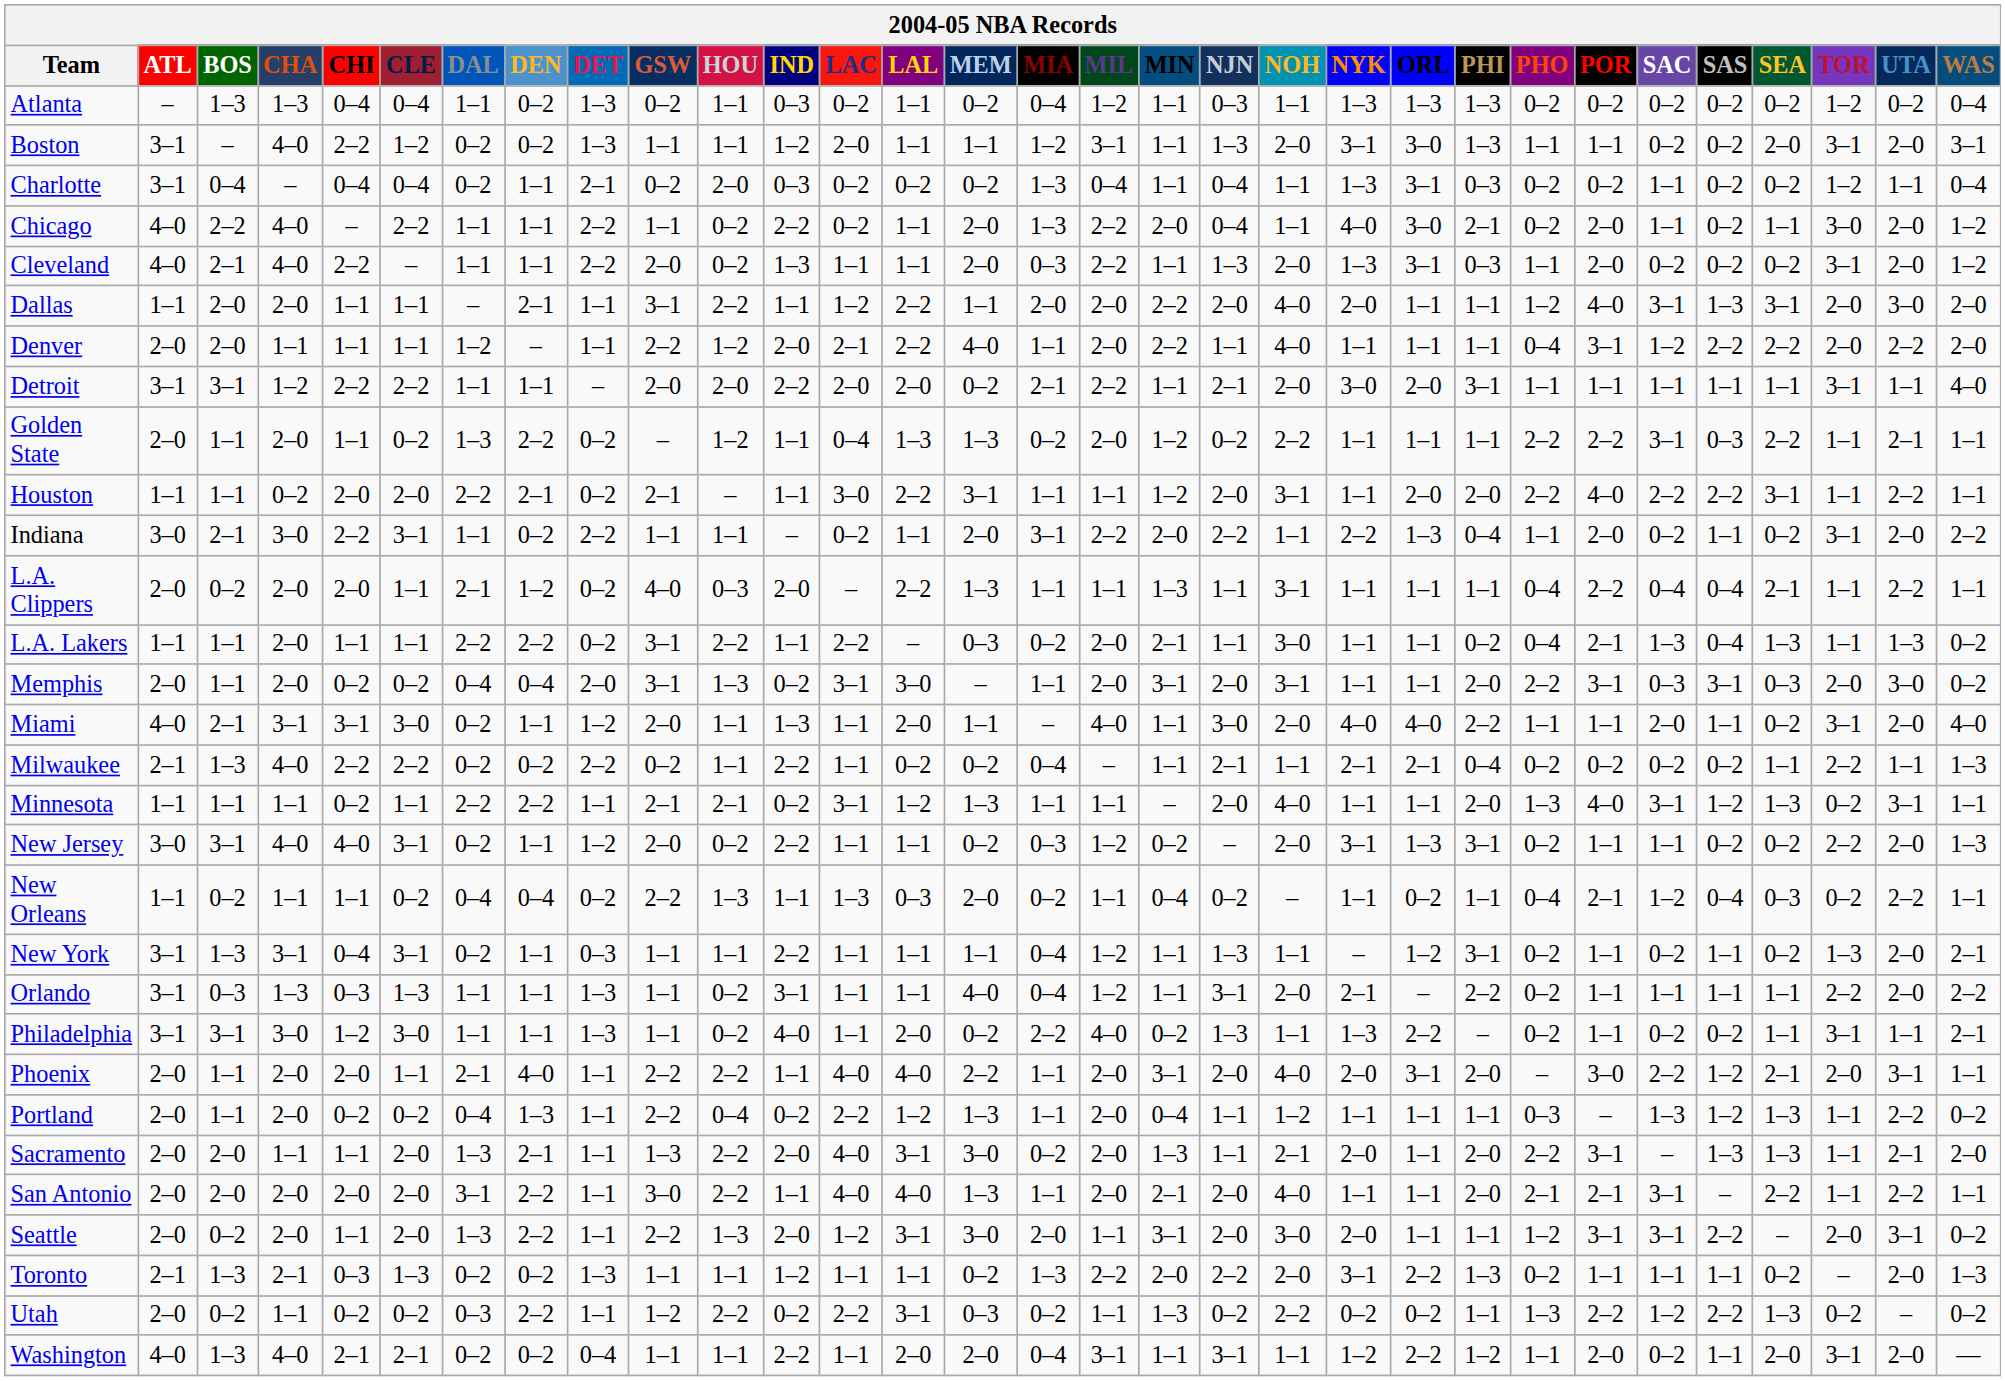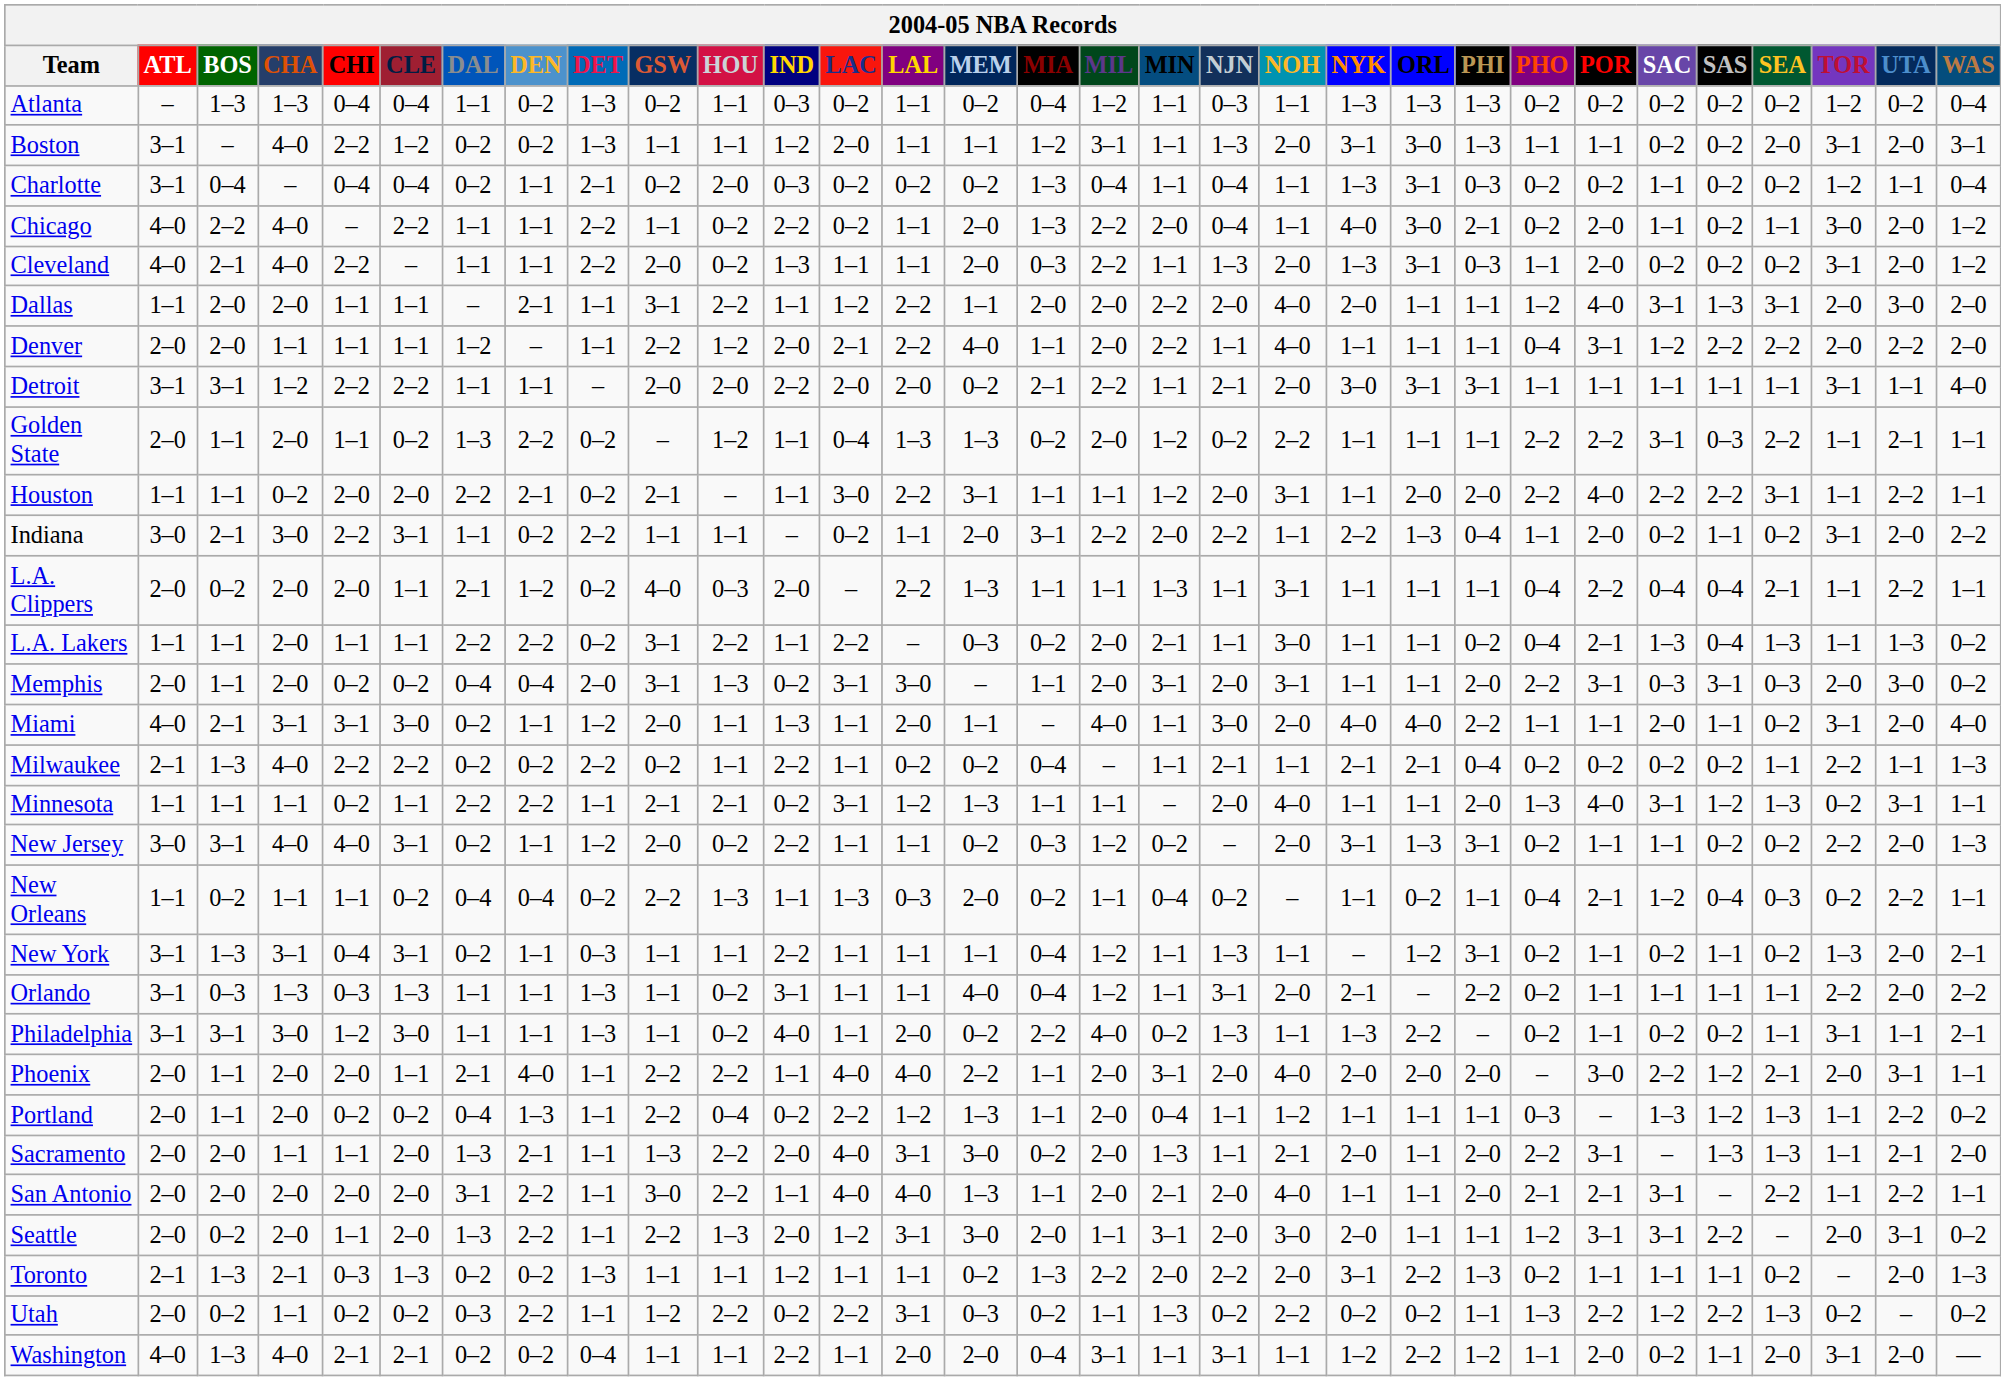(1423, 386) 2–0 -> (1423, 386) 3–1
(1423, 1074) 3–1 -> (1423, 1074) 2–0
